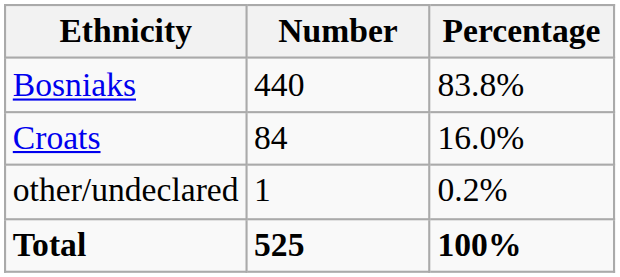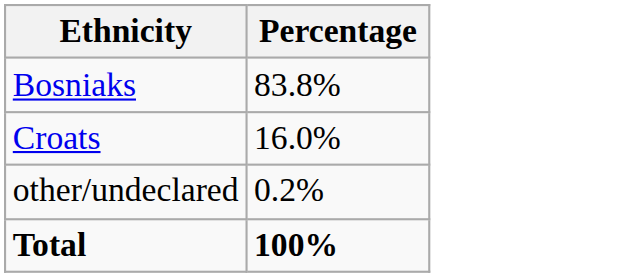- column: (338, 31)
